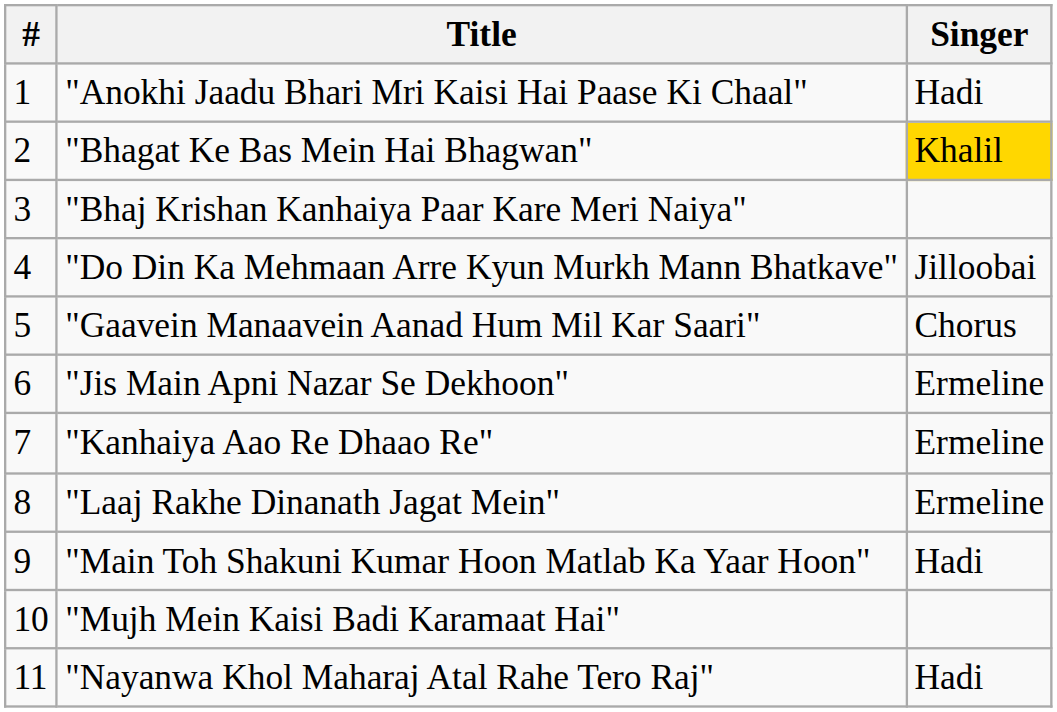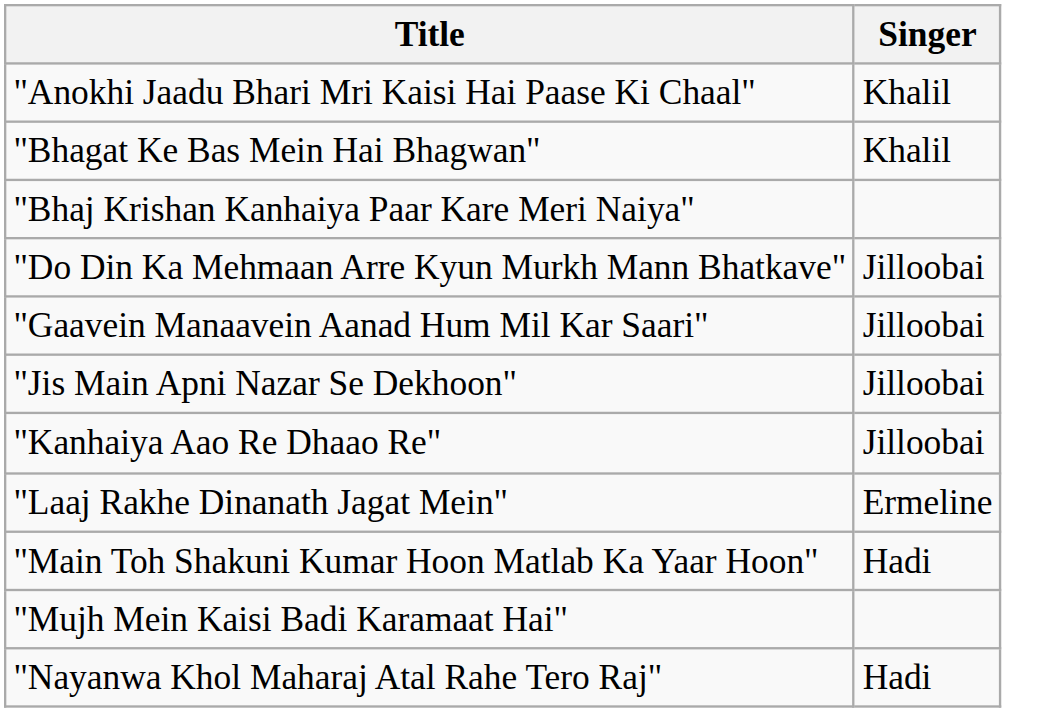- column: (31, 33)
(949, 92) Hadi -> (907, 92) Khalil
(959, 150) gold background -> (907, 150) no background
(966, 325) Chorus -> (924, 325) Jilloobai
(979, 384) Ermeline -> (924, 384) Jilloobai
(979, 442) Ermeline -> (924, 442) Jilloobai
